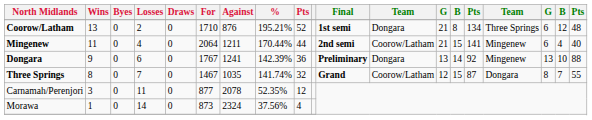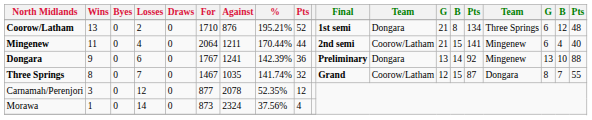(141, 90) 11 -> (142, 90) 12
